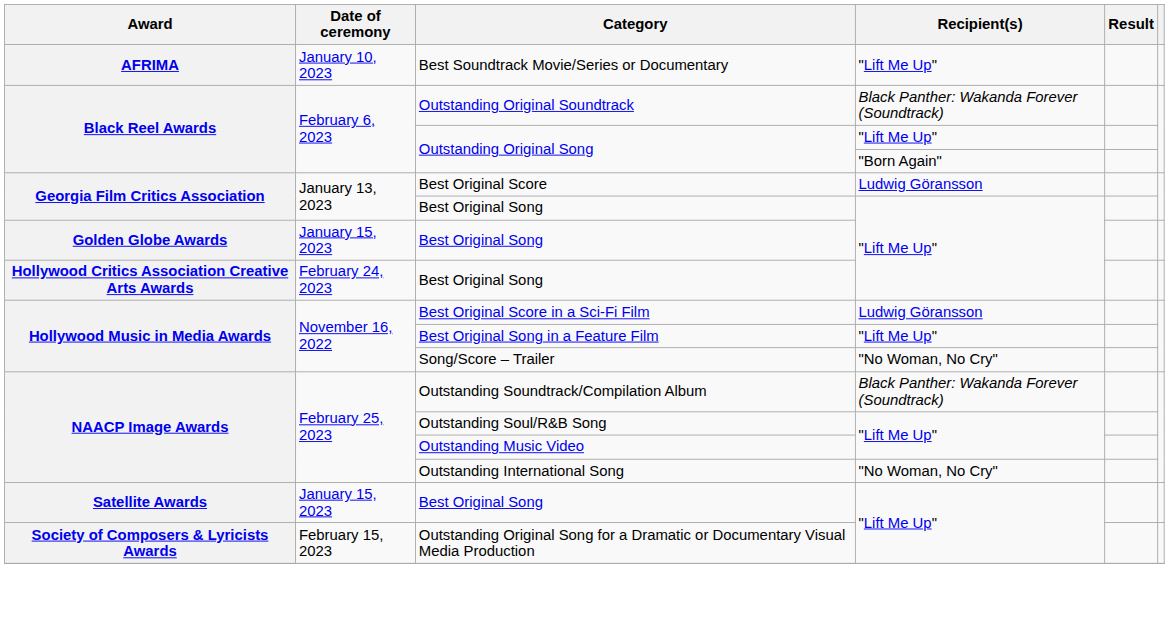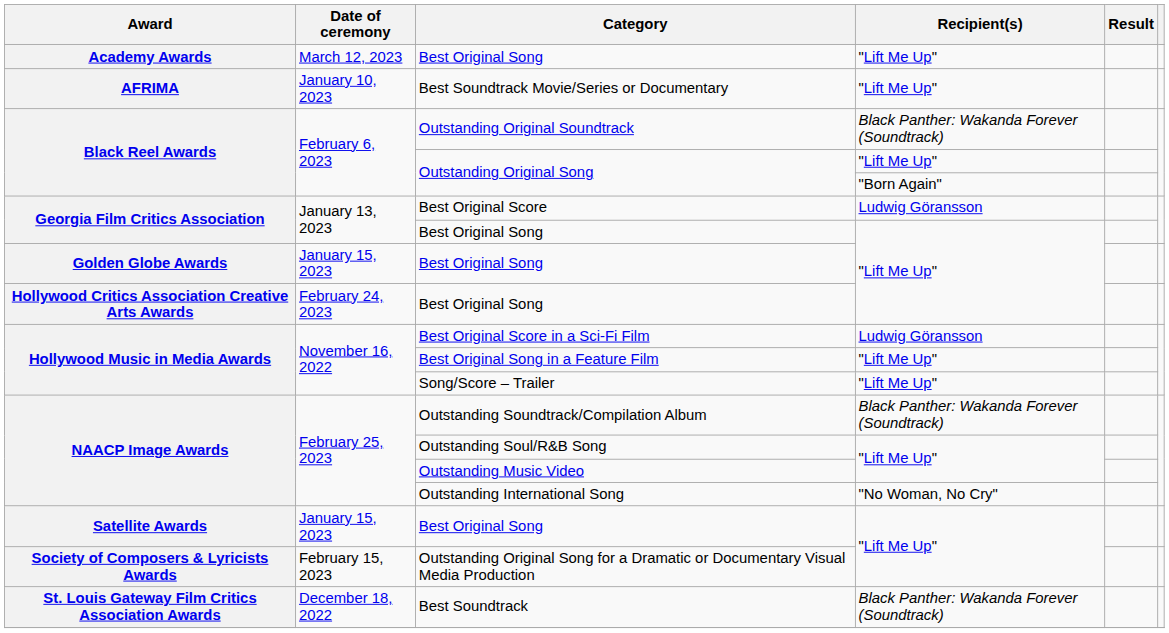+ row: (150, 56)
(928, 359) "No Woman, No Cry" -> (898, 383) "Lift Me Up"
+ row: (150, 606)
